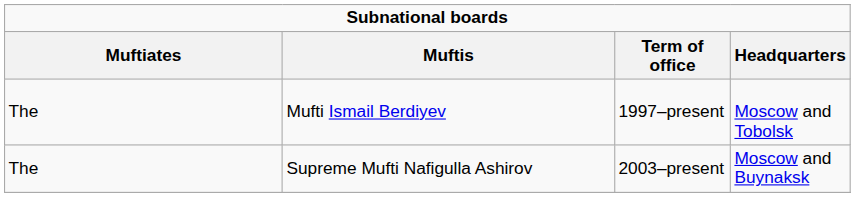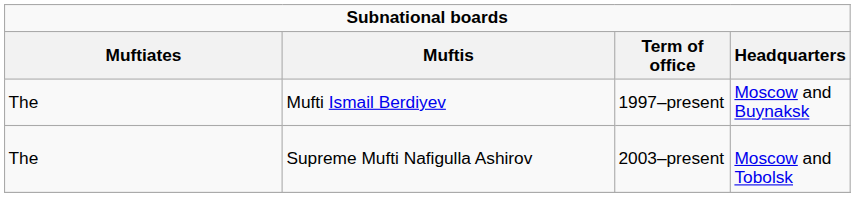(783, 121) Moscow and Tobolsk -> (783, 102) Moscow and Buynaksk
(783, 168) Moscow and Buynaksk -> (783, 168) Moscow and Tobolsk
